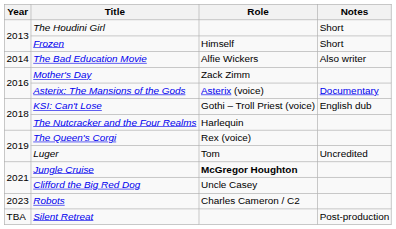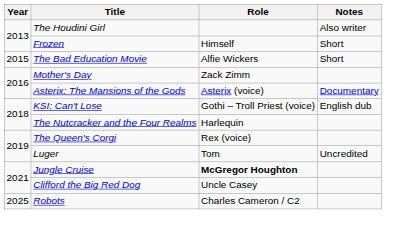(332, 28) Short -> (343, 28) Also writer
(18, 59) 2014 -> (18, 59) 2015
(343, 59) Also writer -> (332, 59) Short
(18, 201) 2023 -> (18, 201) 2025
- row: (63, 216)
